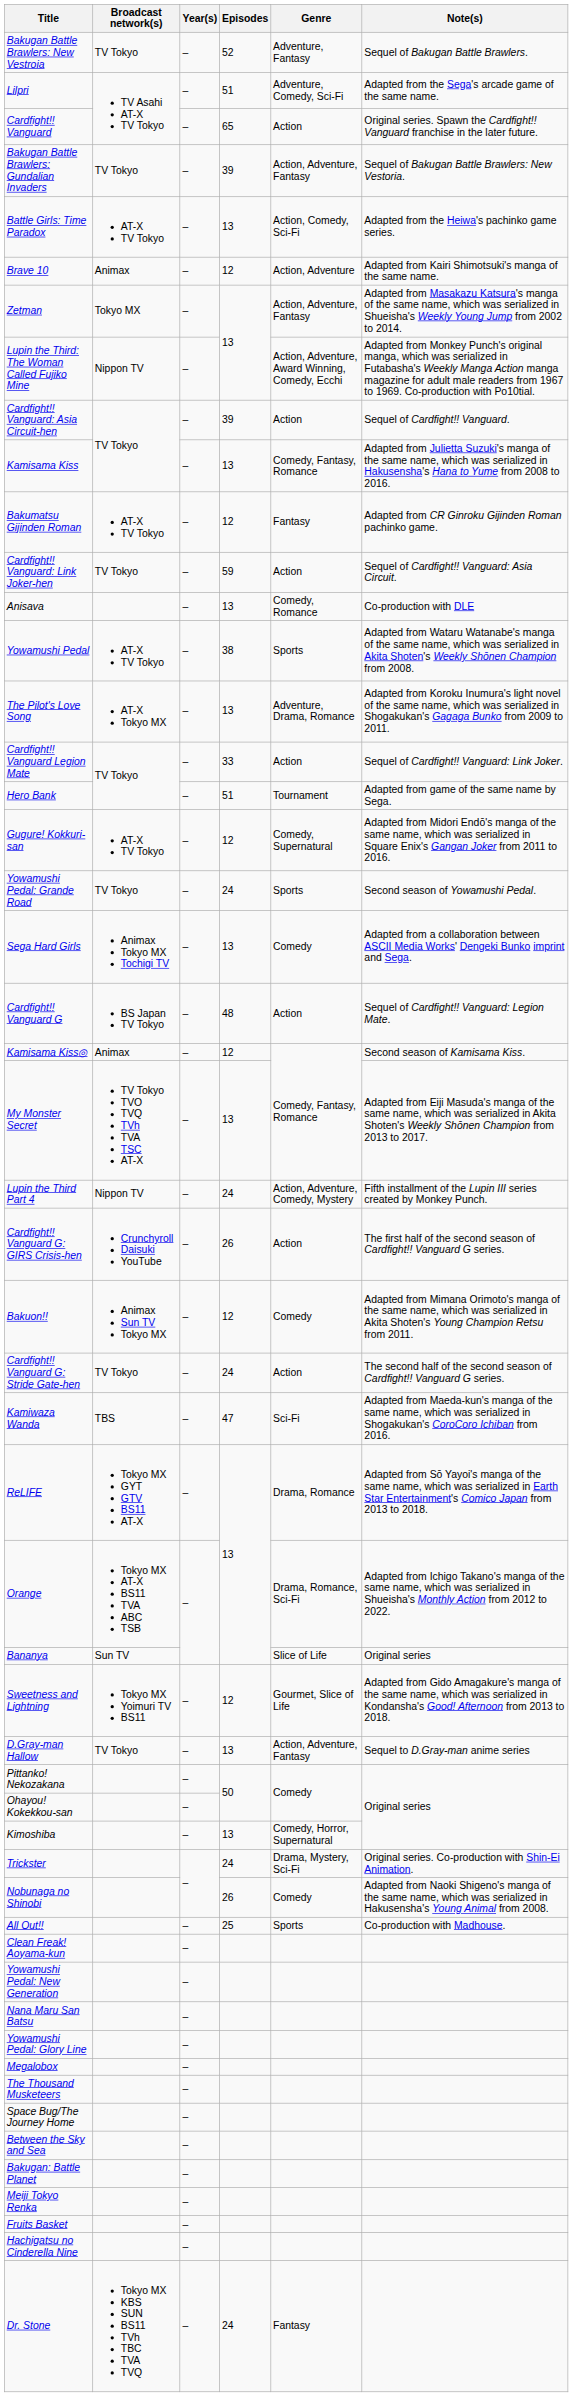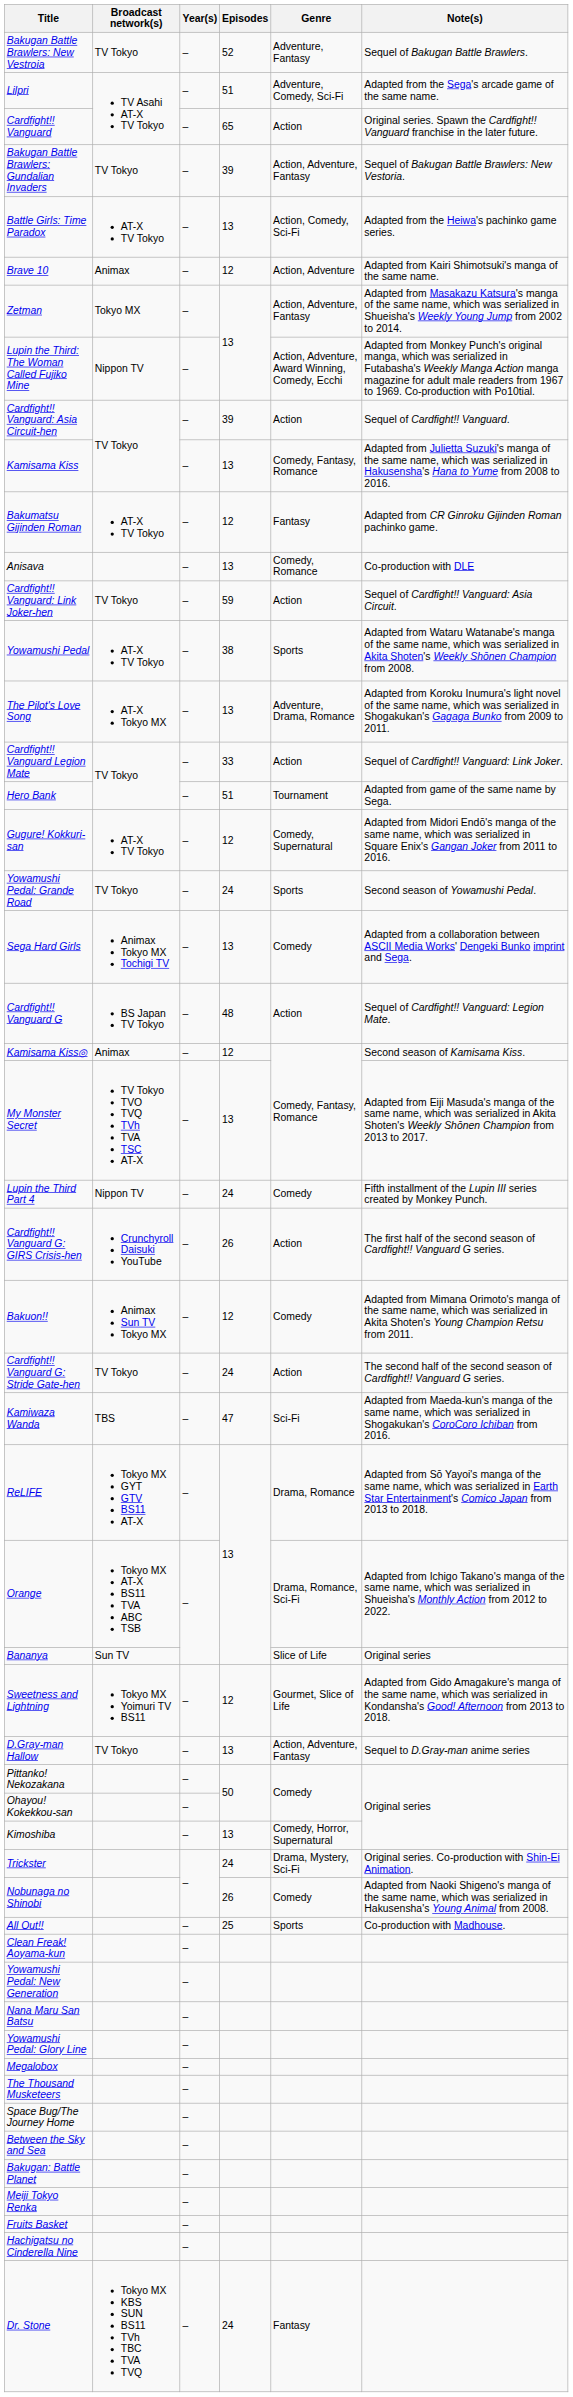rows swapped: (42, 572) <-> (25, 606)
(315, 1194) Action, Adventure, Comedy, Mystery -> (292, 1194) Comedy
